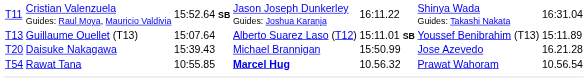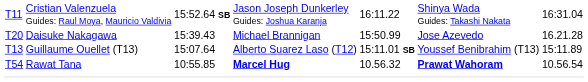rows swapped: (14, 35) <-> (14, 50)
(458, 64) normal -> (460, 64) bold
